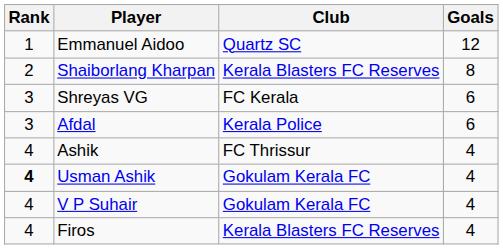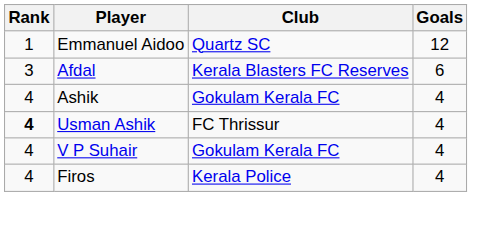- row: (136, 71)
- row: (103, 97)
(272, 124) Kerala Police -> (300, 71) Kerala Blasters FC Reserves
(267, 151) FC Thrissur -> (266, 97) Gokulam Kerala FC
(297, 177) Gokulam Kerala FC -> (236, 124) FC Thrissur
(331, 230) Kerala Blasters FC Reserves -> (241, 177) Kerala Police
